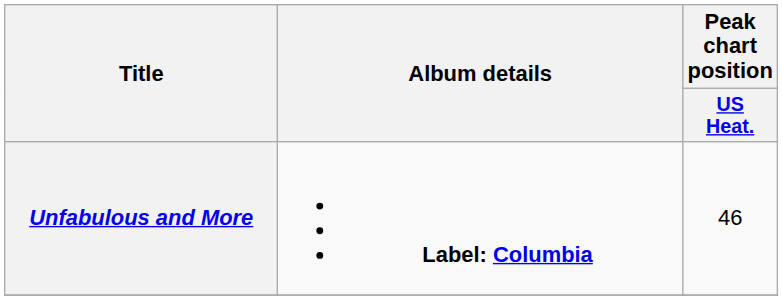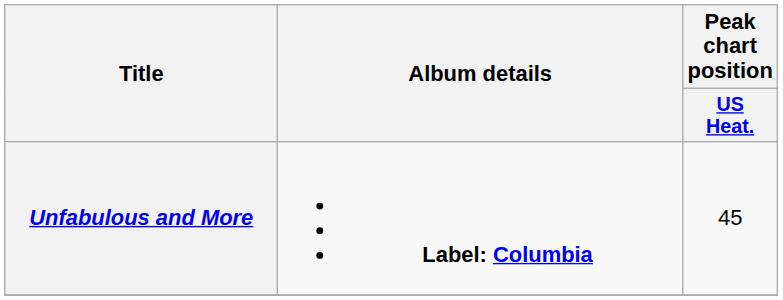(730, 217) 46 -> (730, 217) 45
